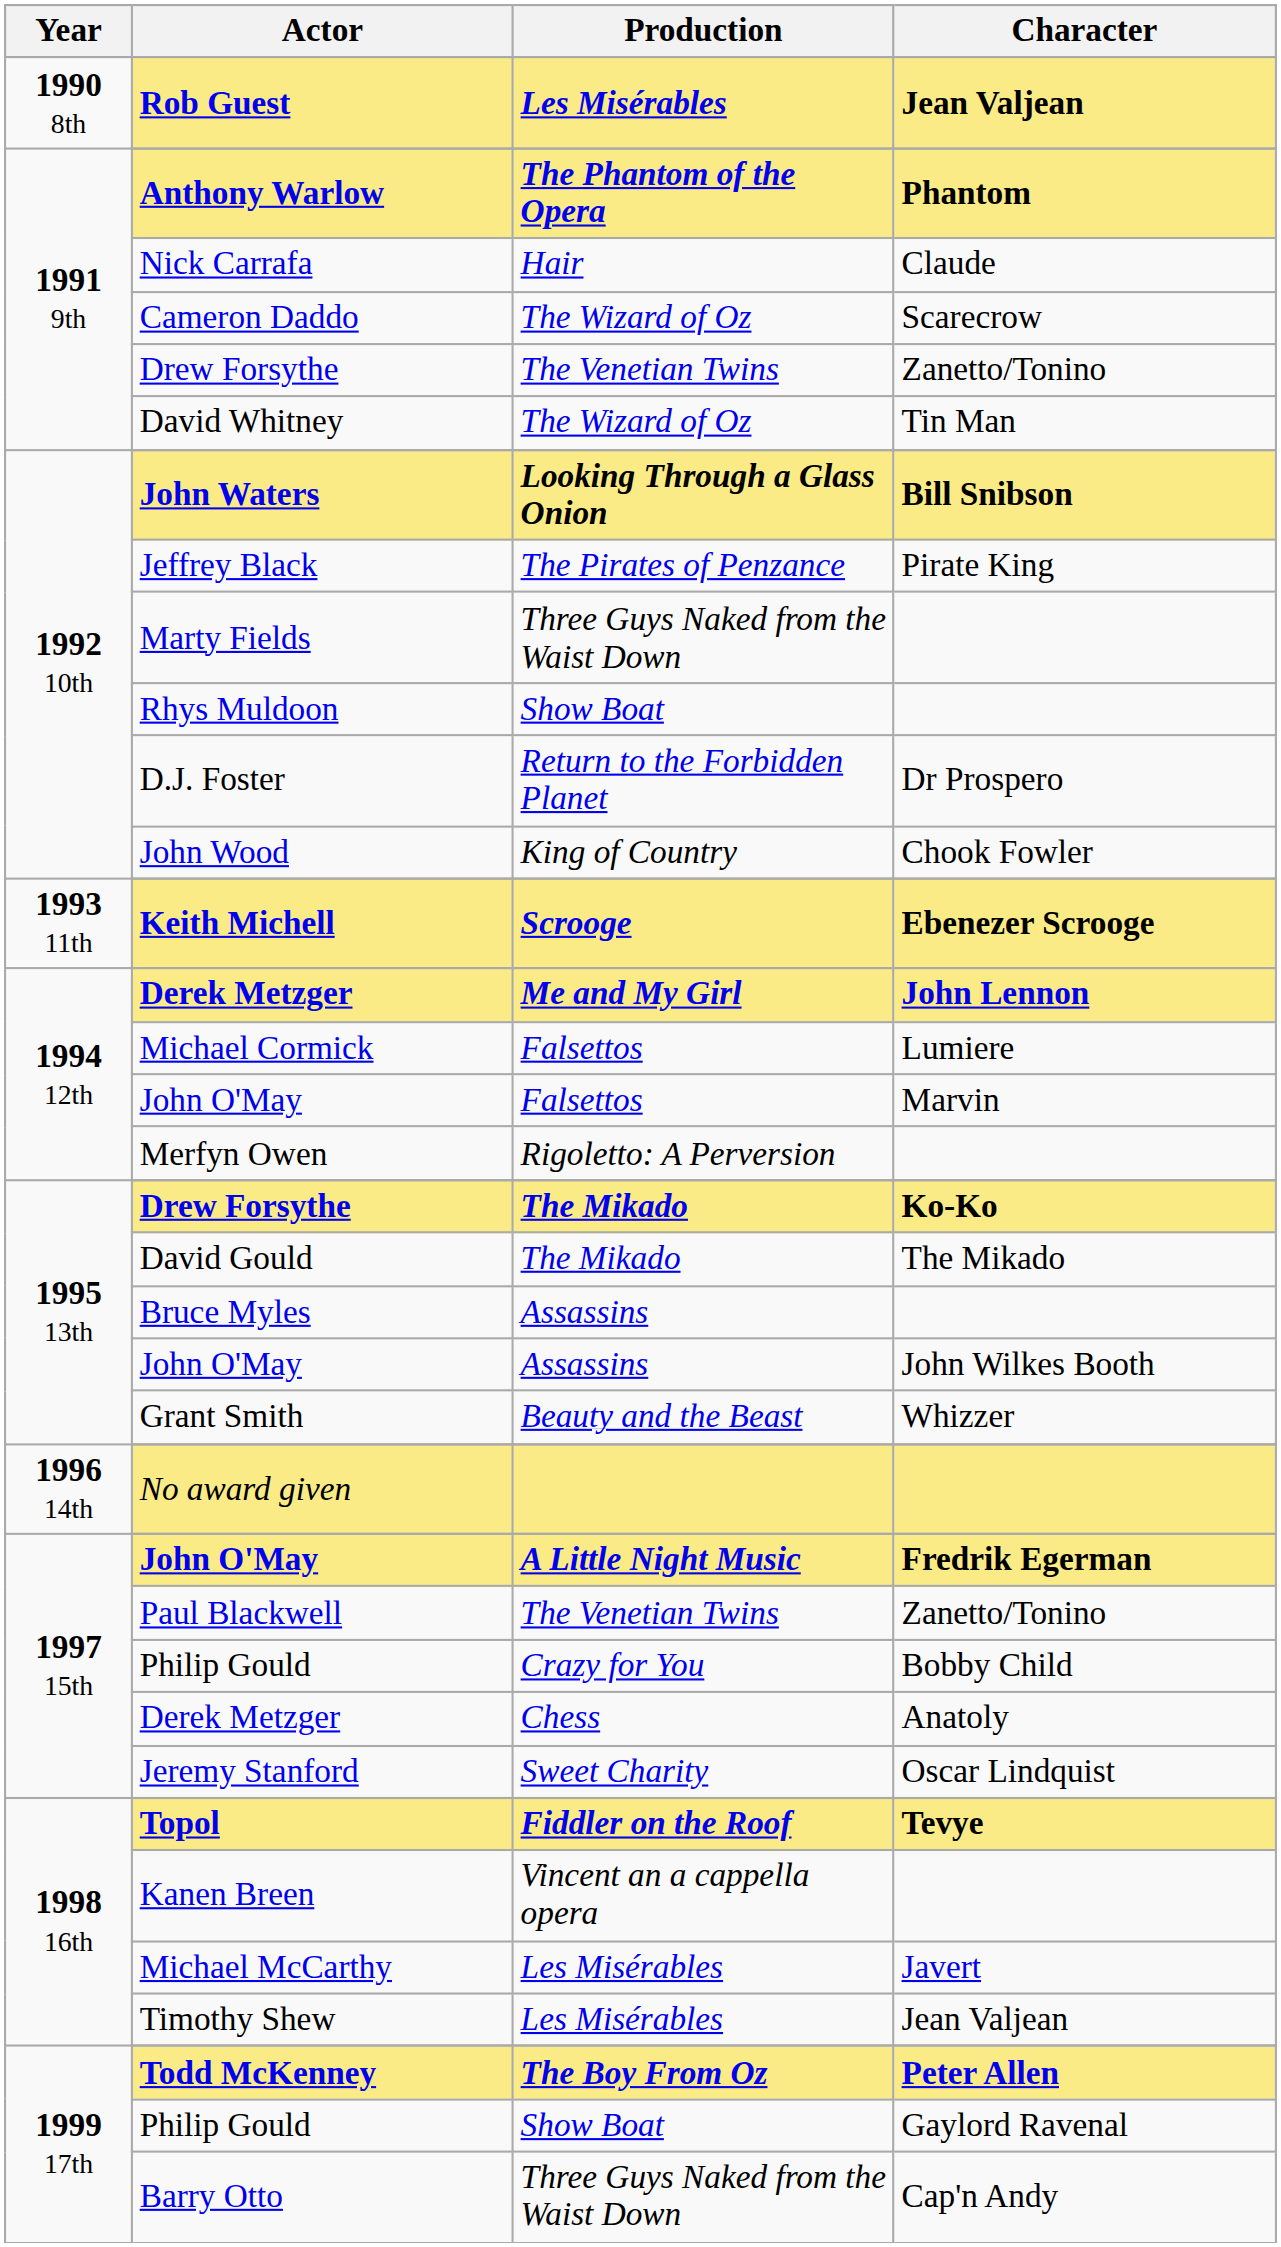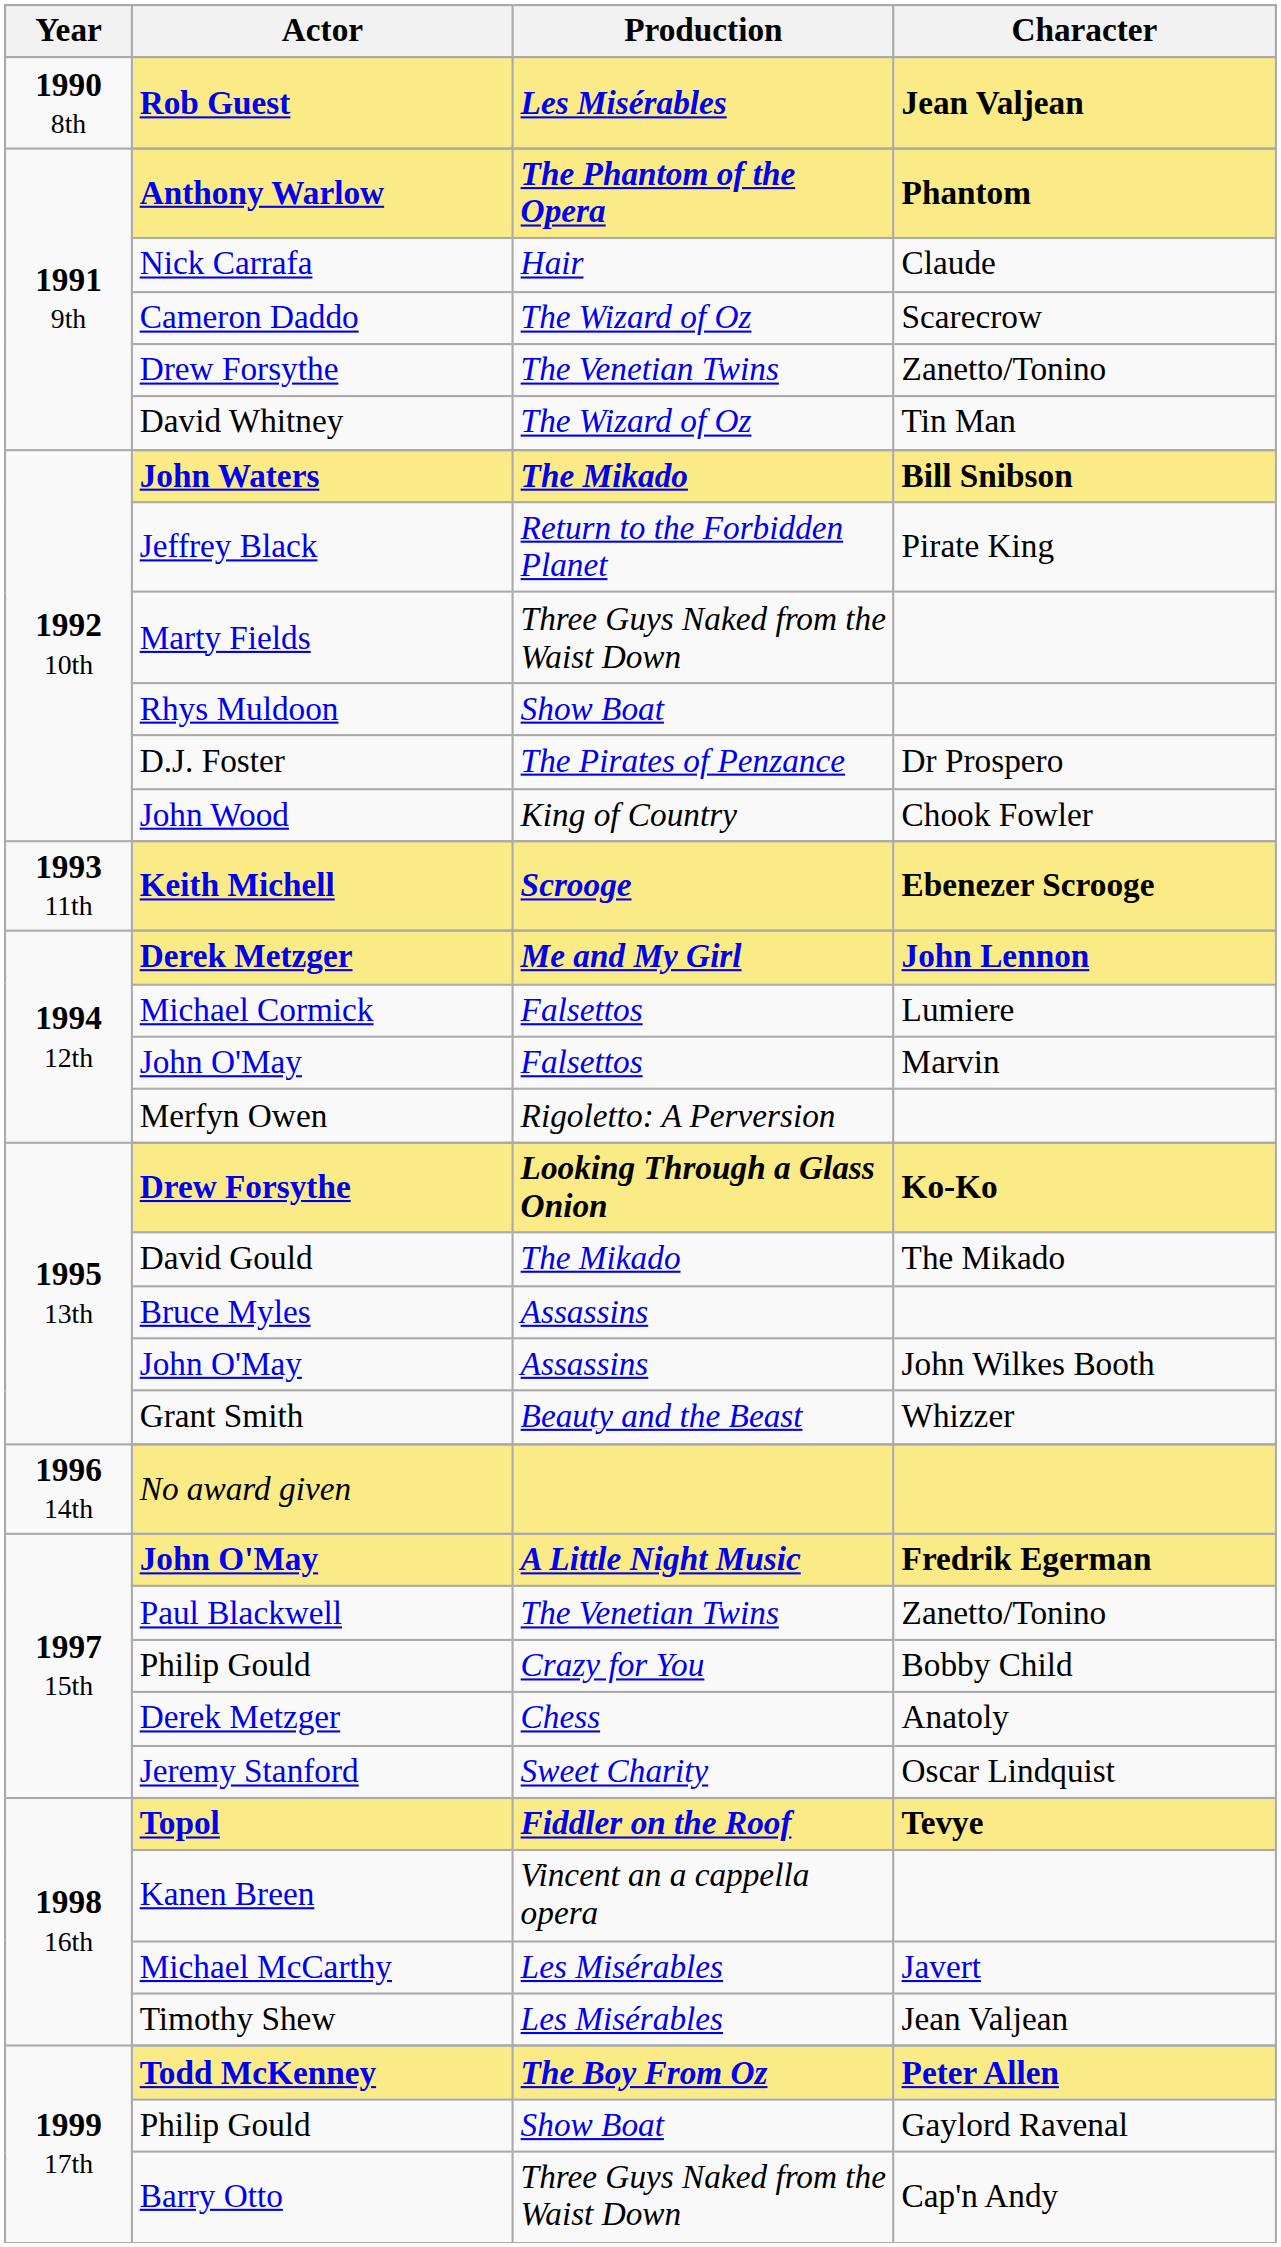(698, 493) Looking Through a Glass Onion -> (604, 475) The Mikado
(683, 565) The Pirates of Penzance -> (682, 546) Return to the Forbidden Planet
(682, 779) Return to the Forbidden Planet -> (683, 761) The Pirates of Penzance
(604, 1205) The Mikado -> (698, 1186) Looking Through a Glass Onion
